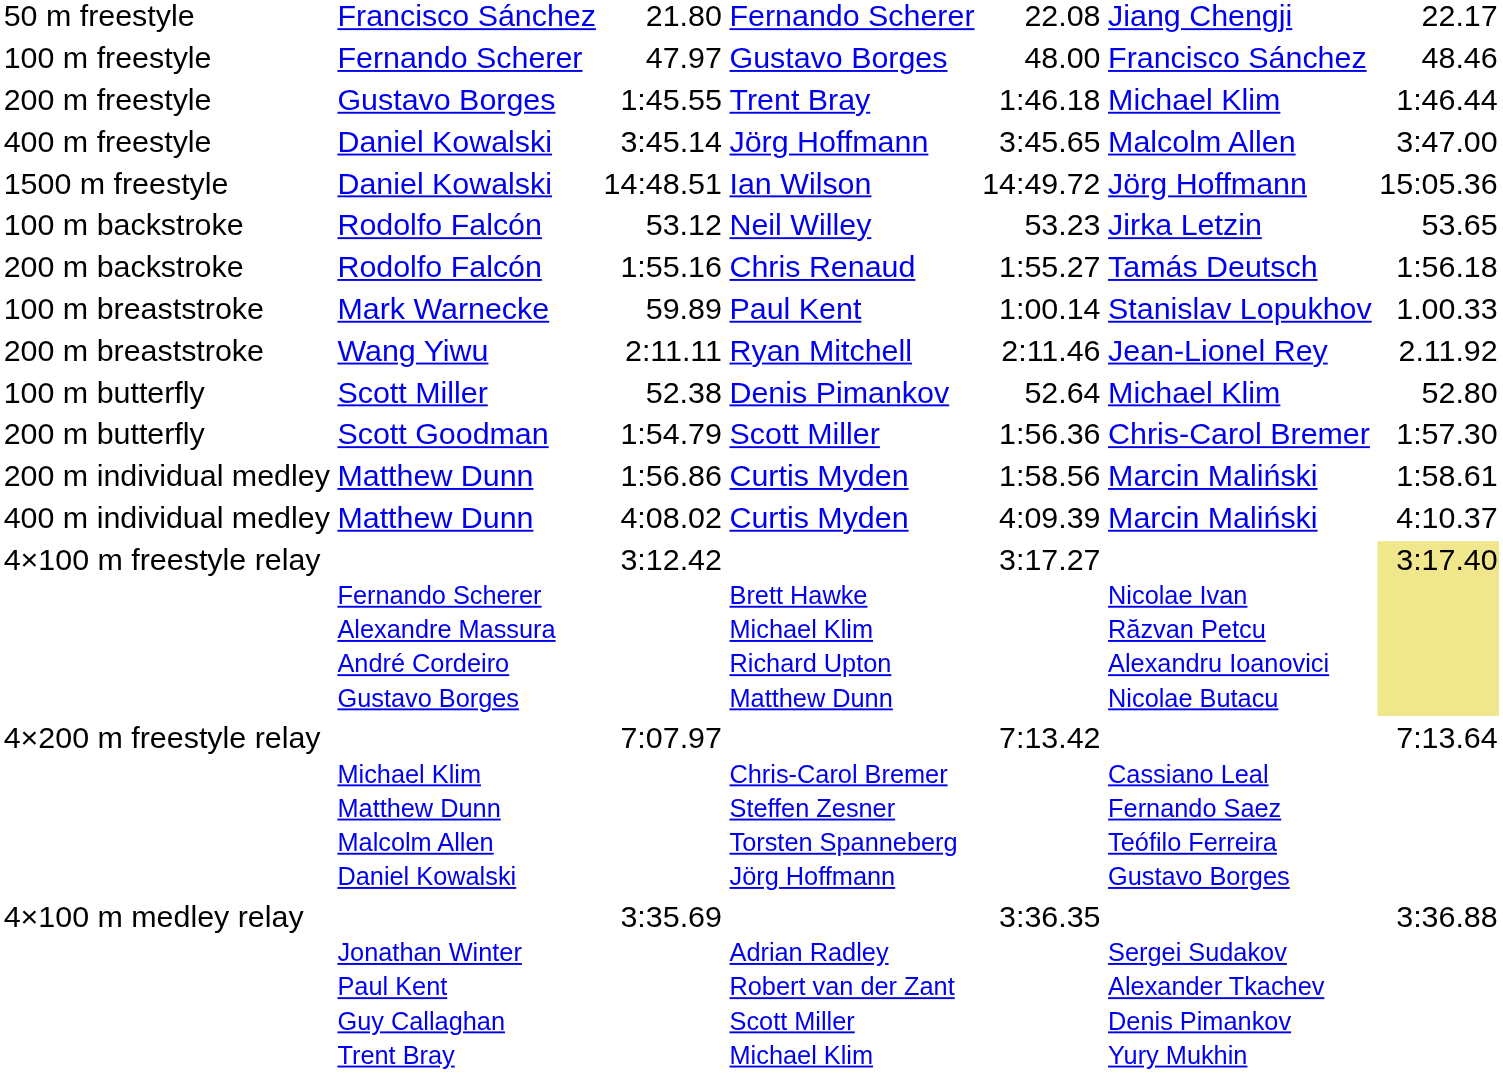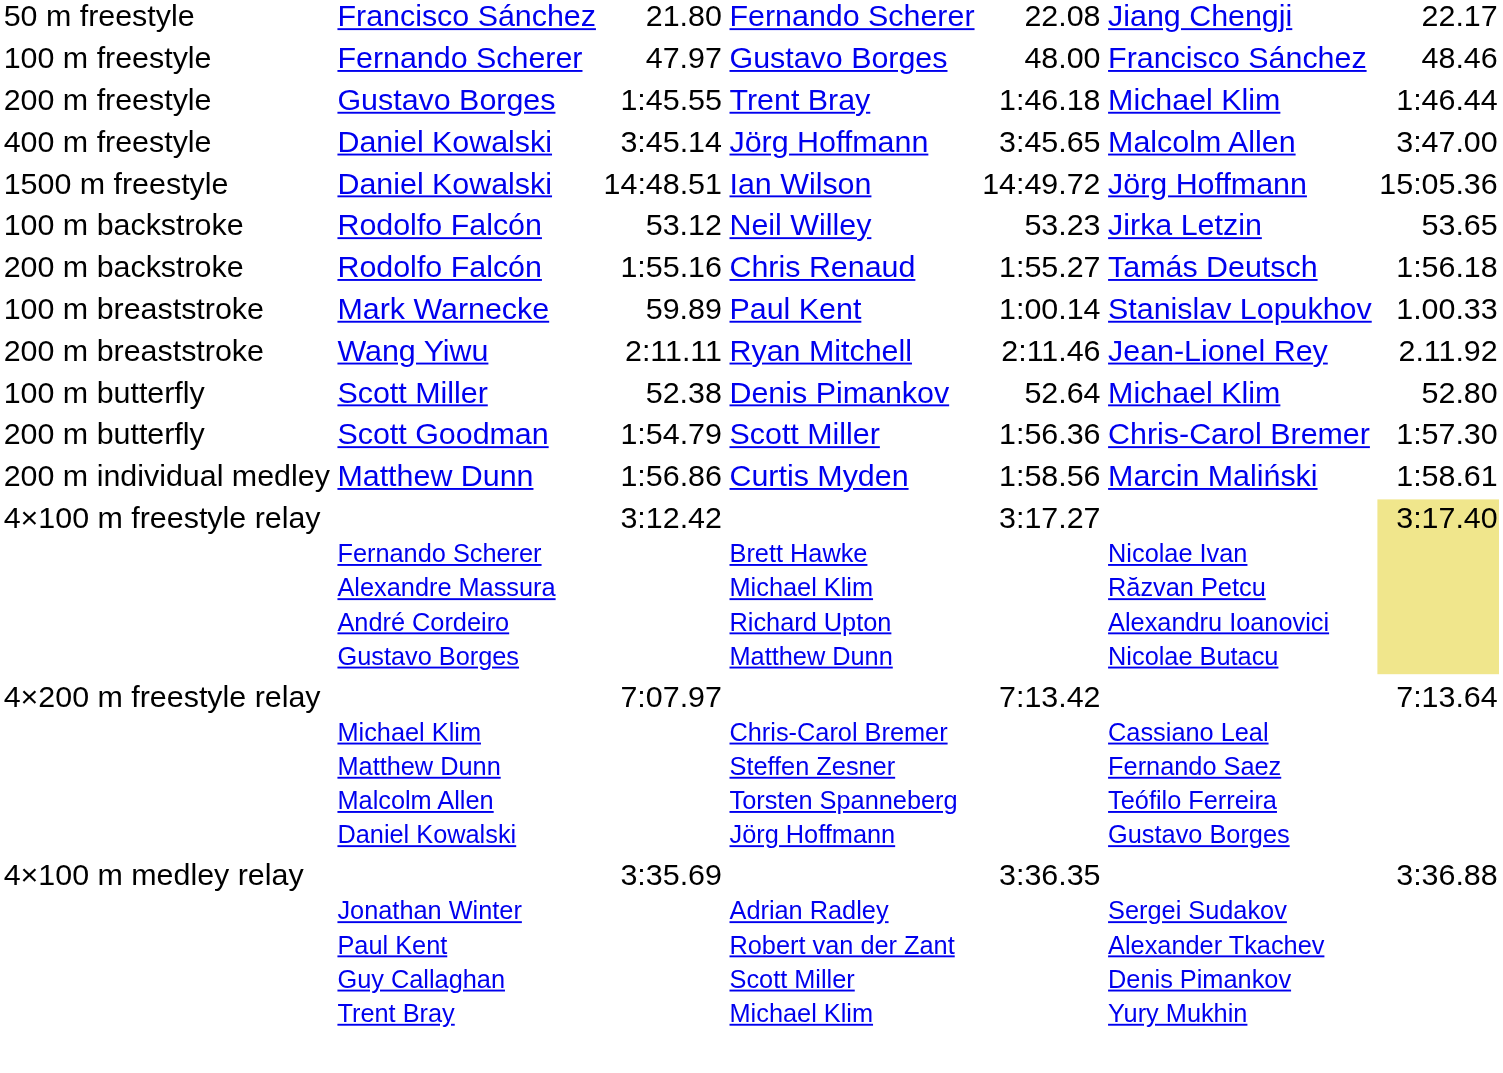- row: (167, 517)
